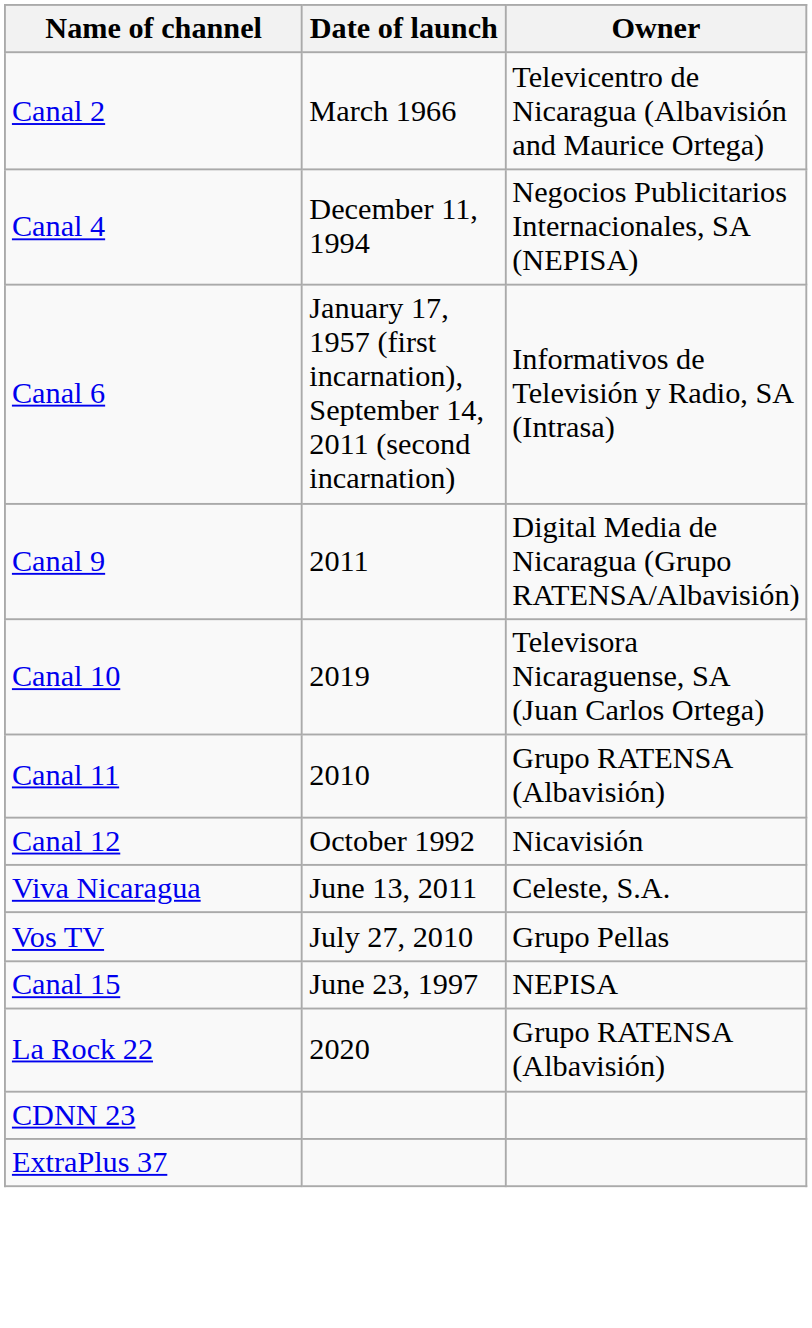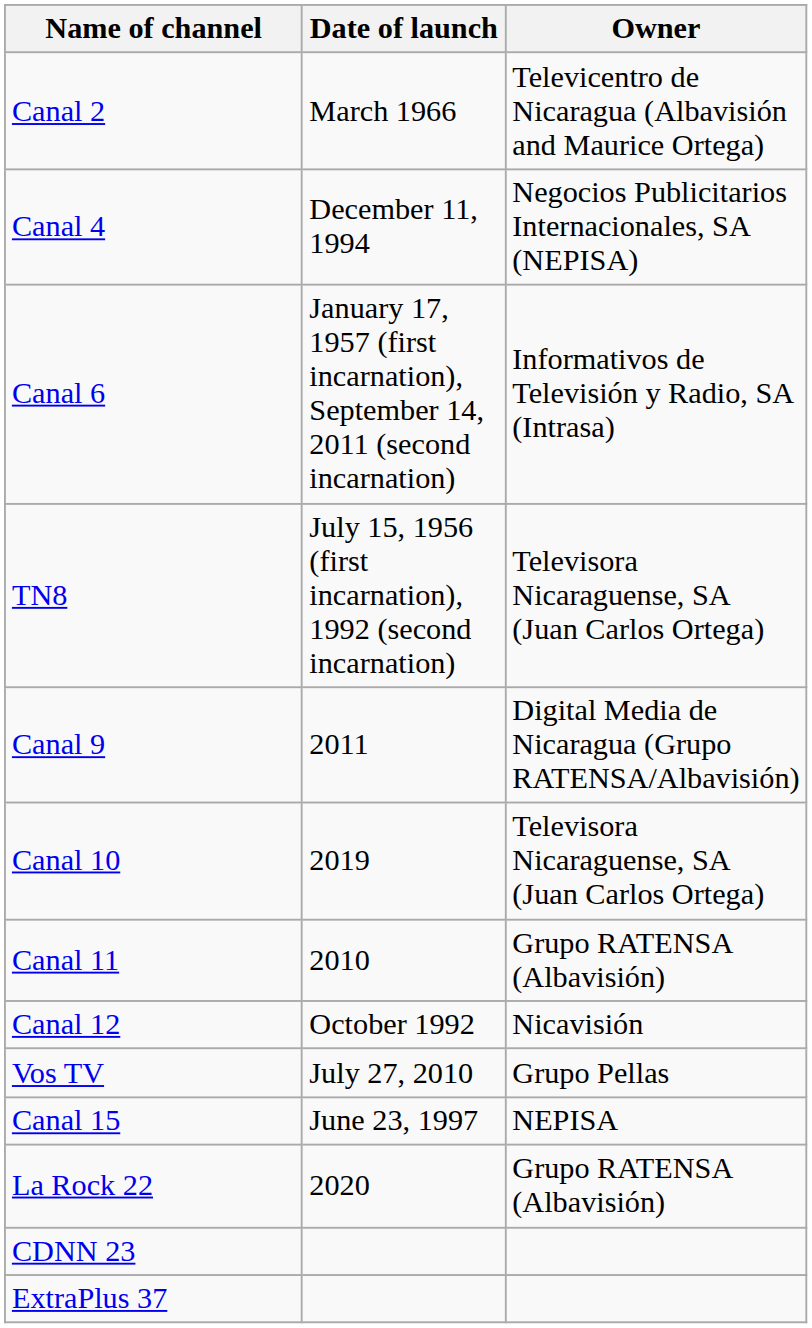+ row: (40, 594)
- row: (106, 888)
